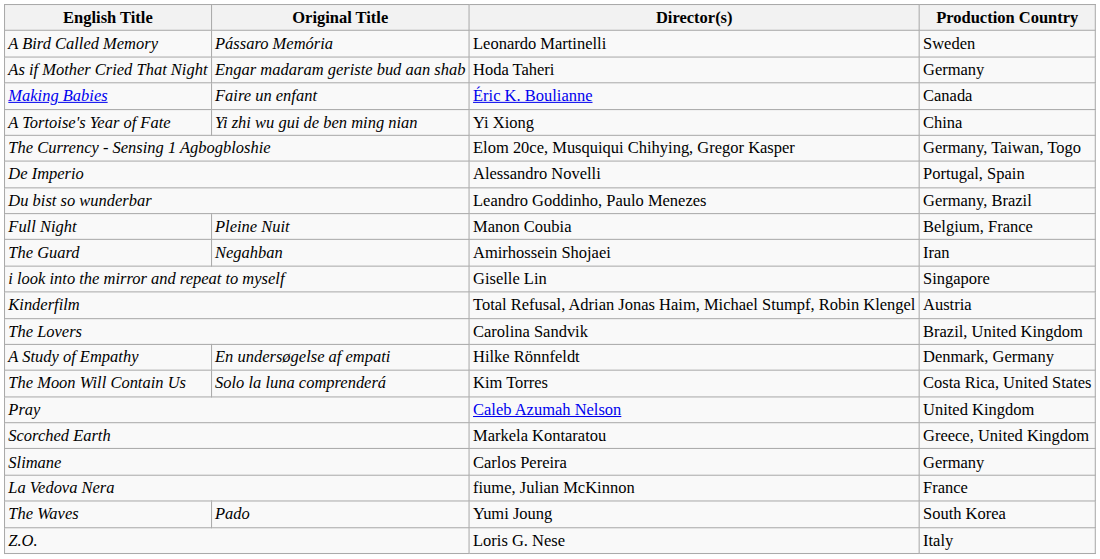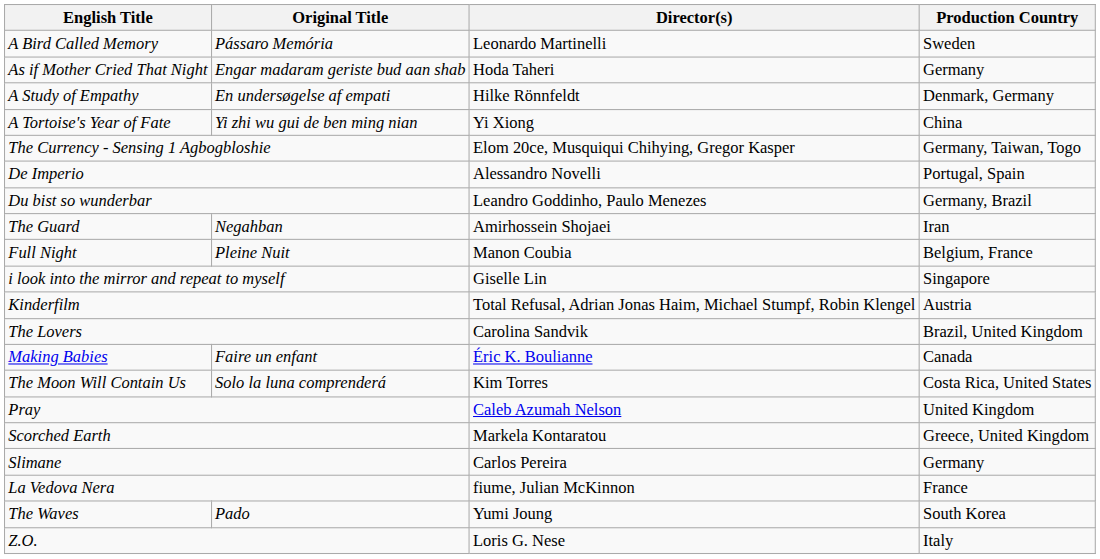rows swapped: (73, 357) <-> (58, 95)
rows swapped: (42, 226) <-> (44, 252)
